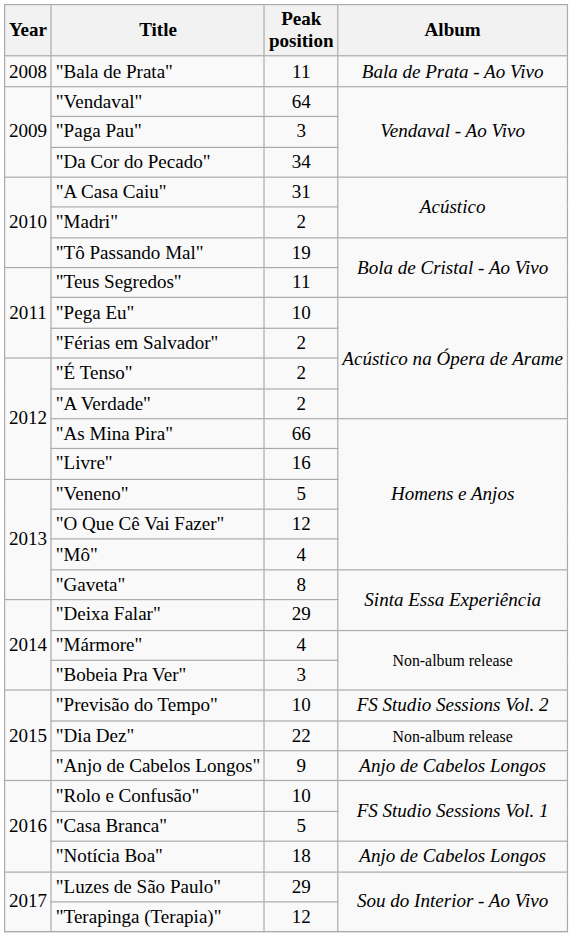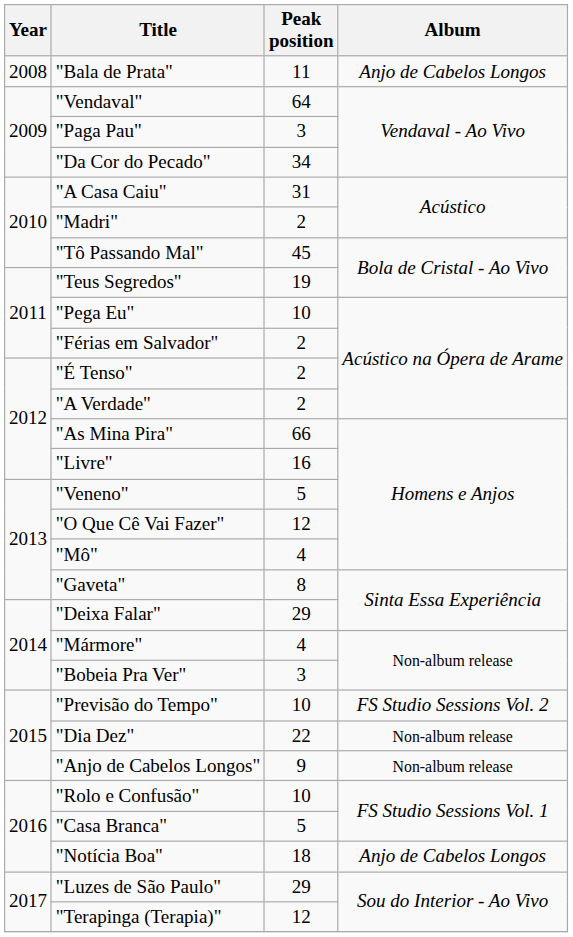(453, 71) Bala de Prata - Ao Vivo -> (453, 71) Anjo de Cabelos Longos
(301, 252) 19 -> (301, 252) 45
(301, 282) 11 -> (301, 282) 19
(453, 765) Anjo de Cabelos Longos -> (453, 766) Non-album release
